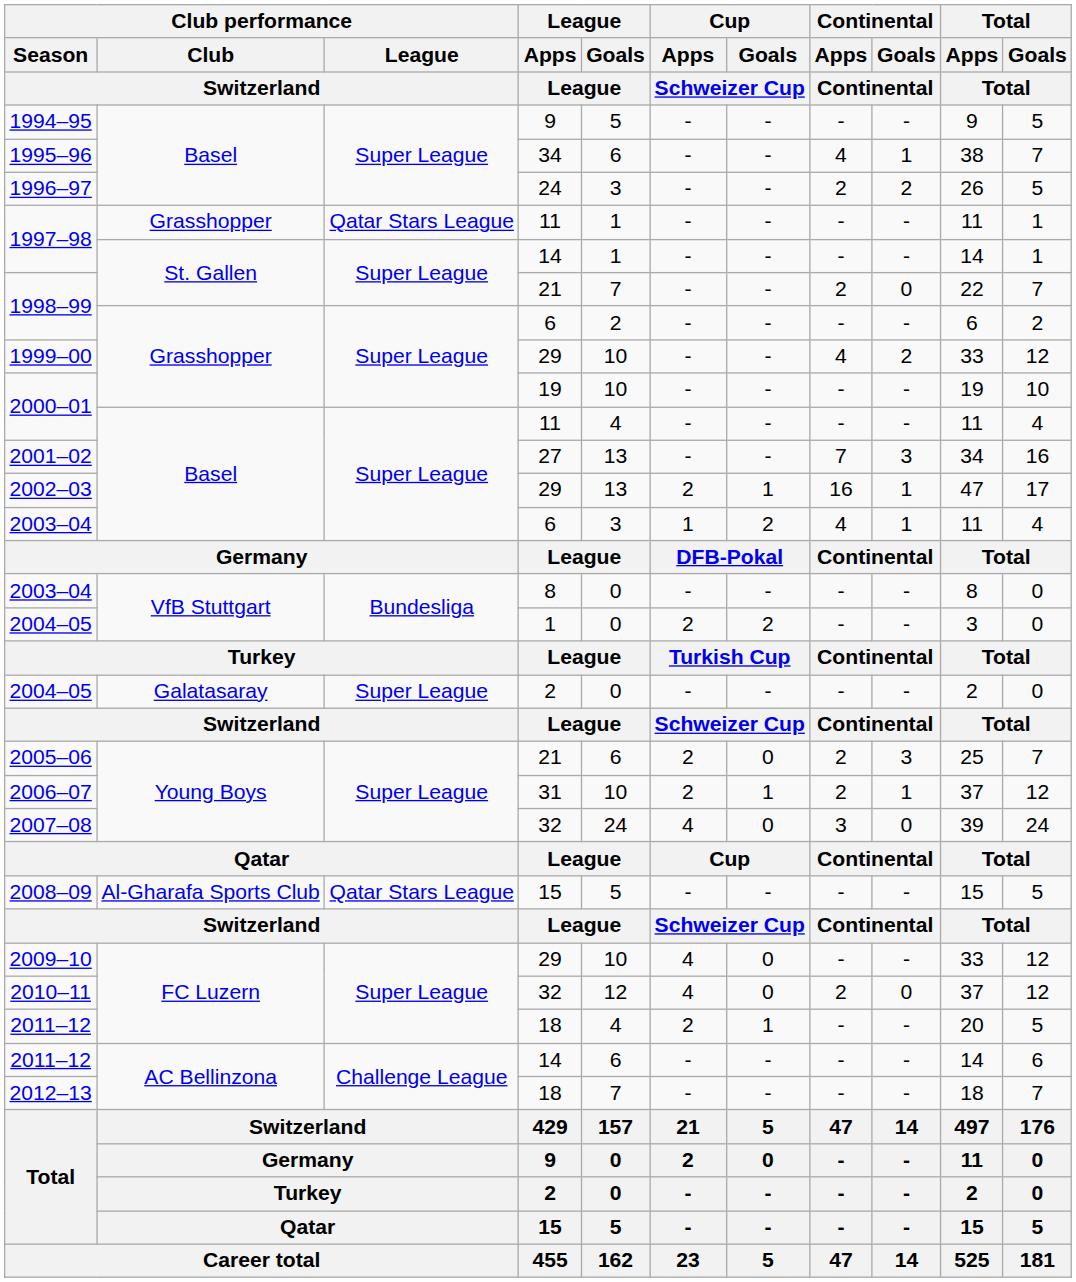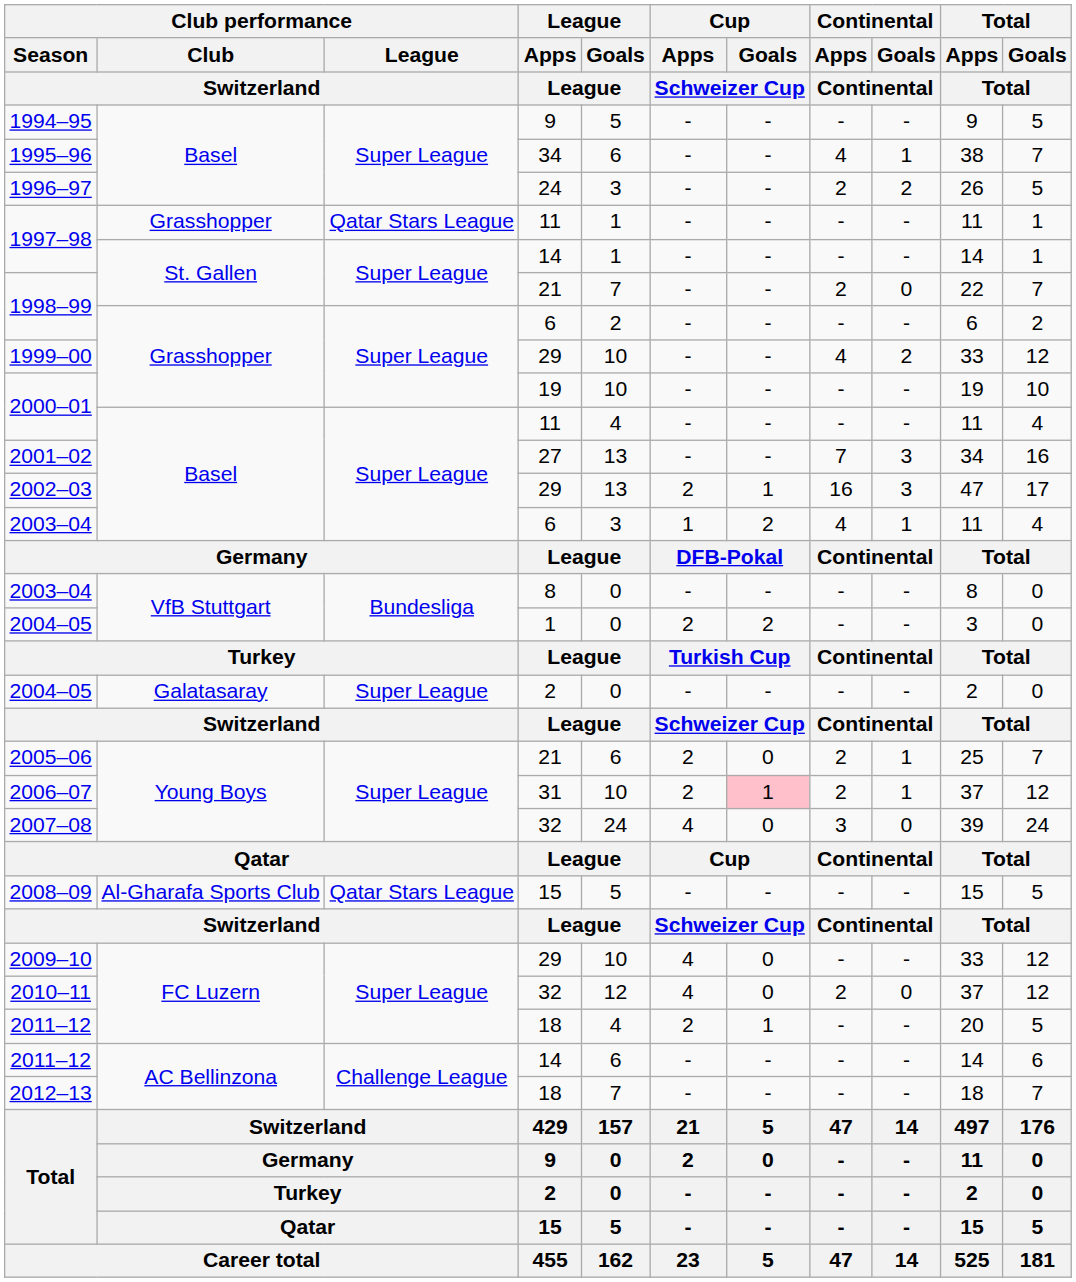(906, 490) 1 -> (906, 490) 3
(906, 758) 3 -> (906, 758) 1
(768, 791) no background -> (768, 791) pink background
